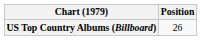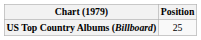(178, 27) 26 -> (178, 27) 25
